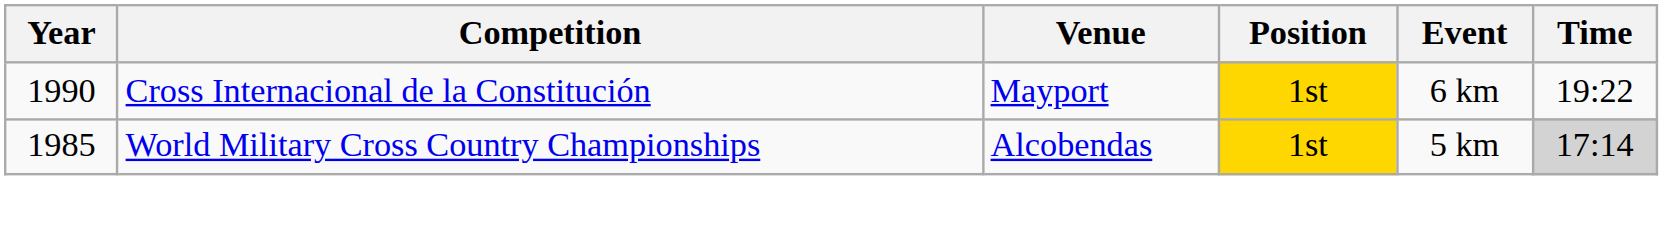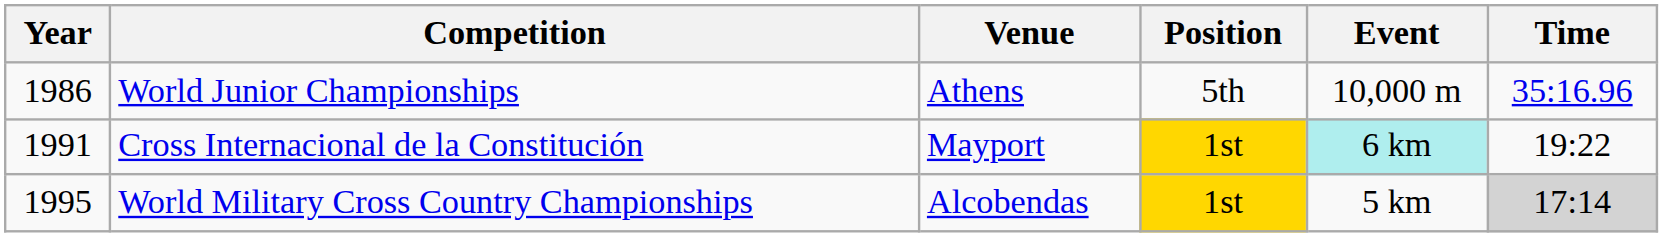+ row: (319, 89)
(61, 89) 1990 -> (58, 146) 1991
(1465, 89) no background -> (1397, 146) paleturquoise background
(61, 146) 1985 -> (58, 202) 1995
